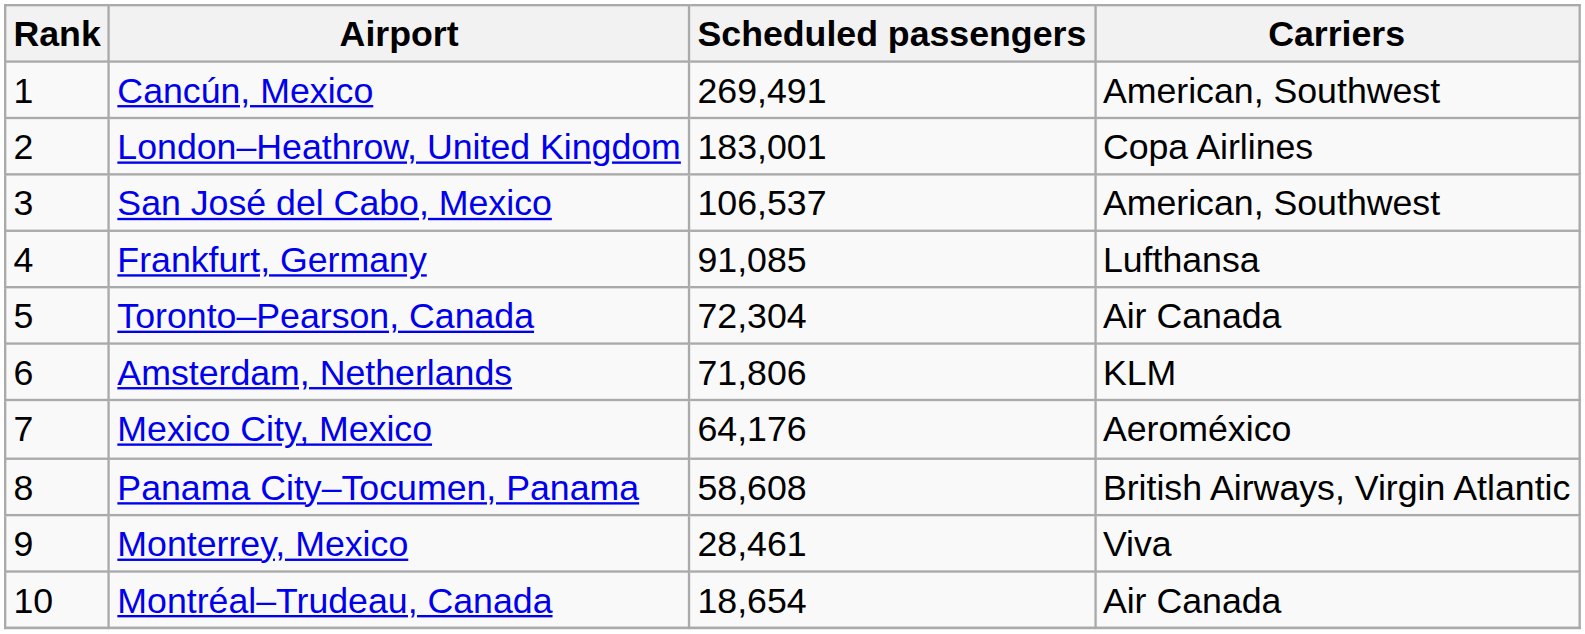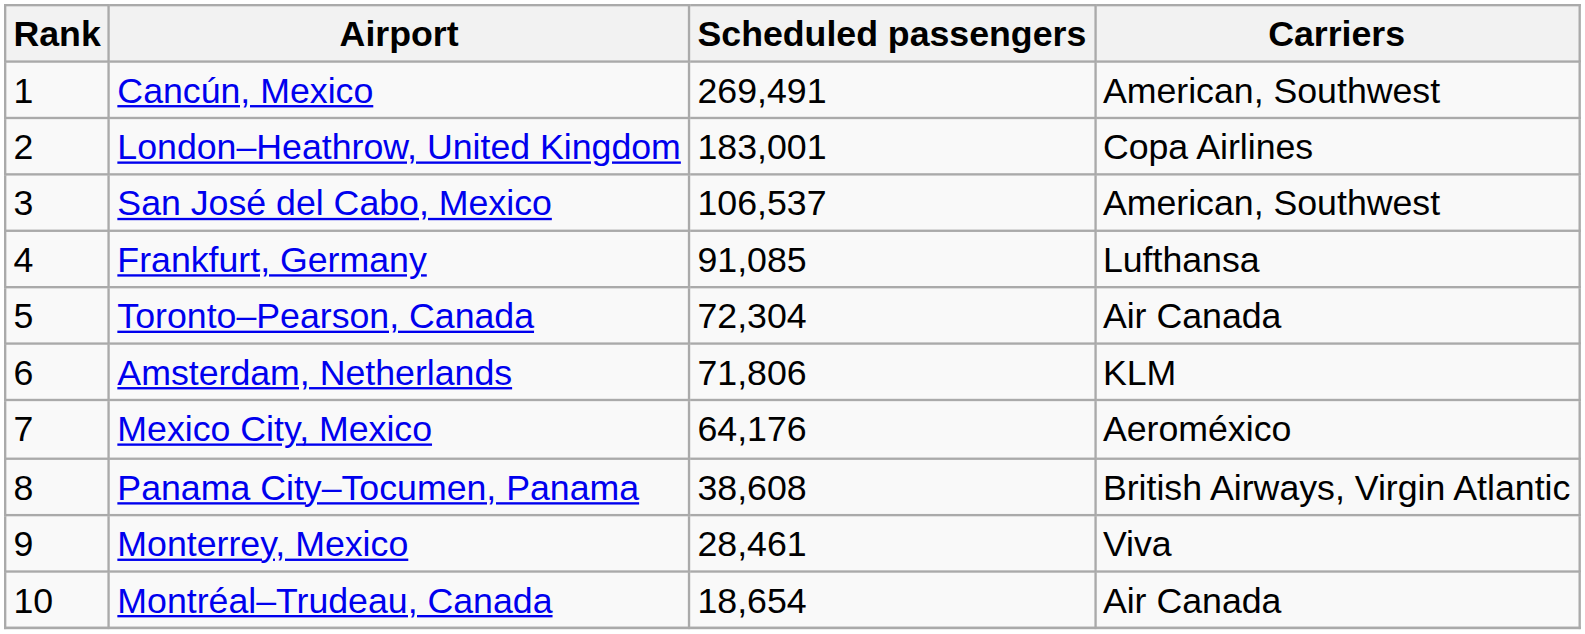(752, 486) 58,608 -> (752, 486) 38,608
